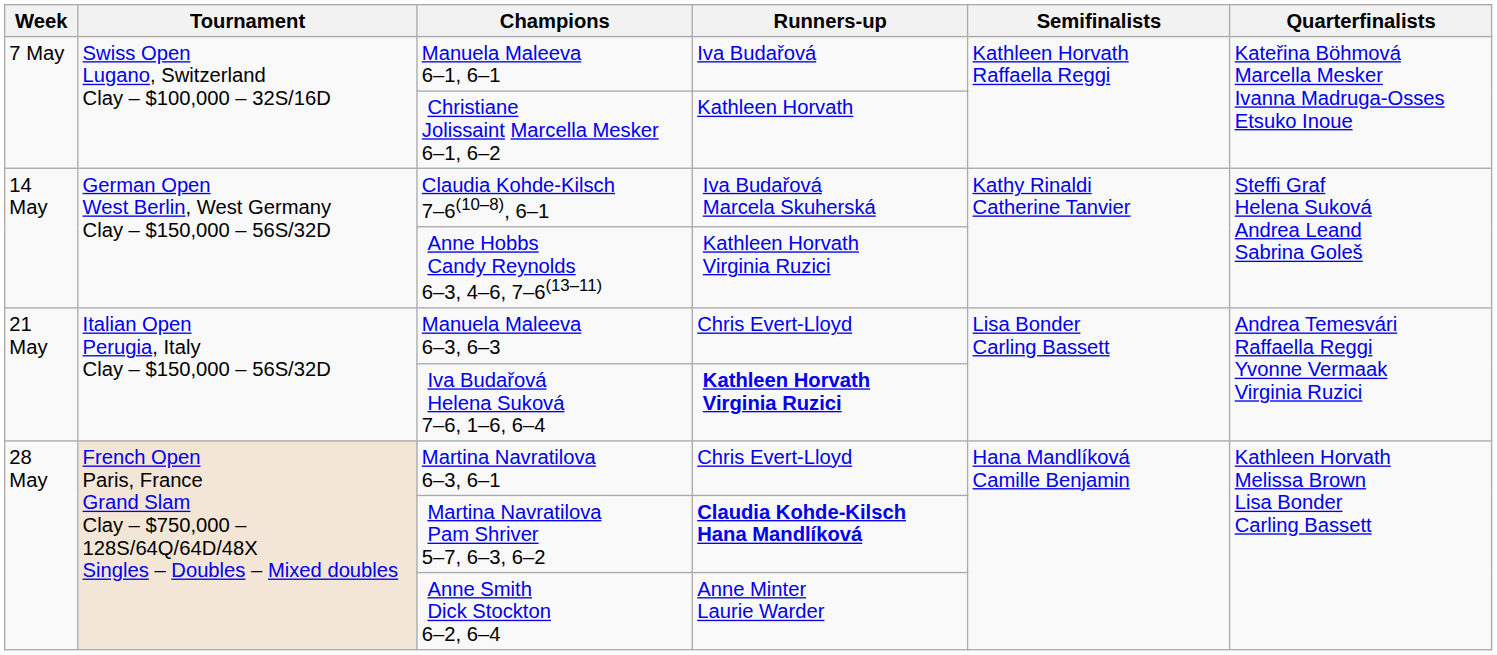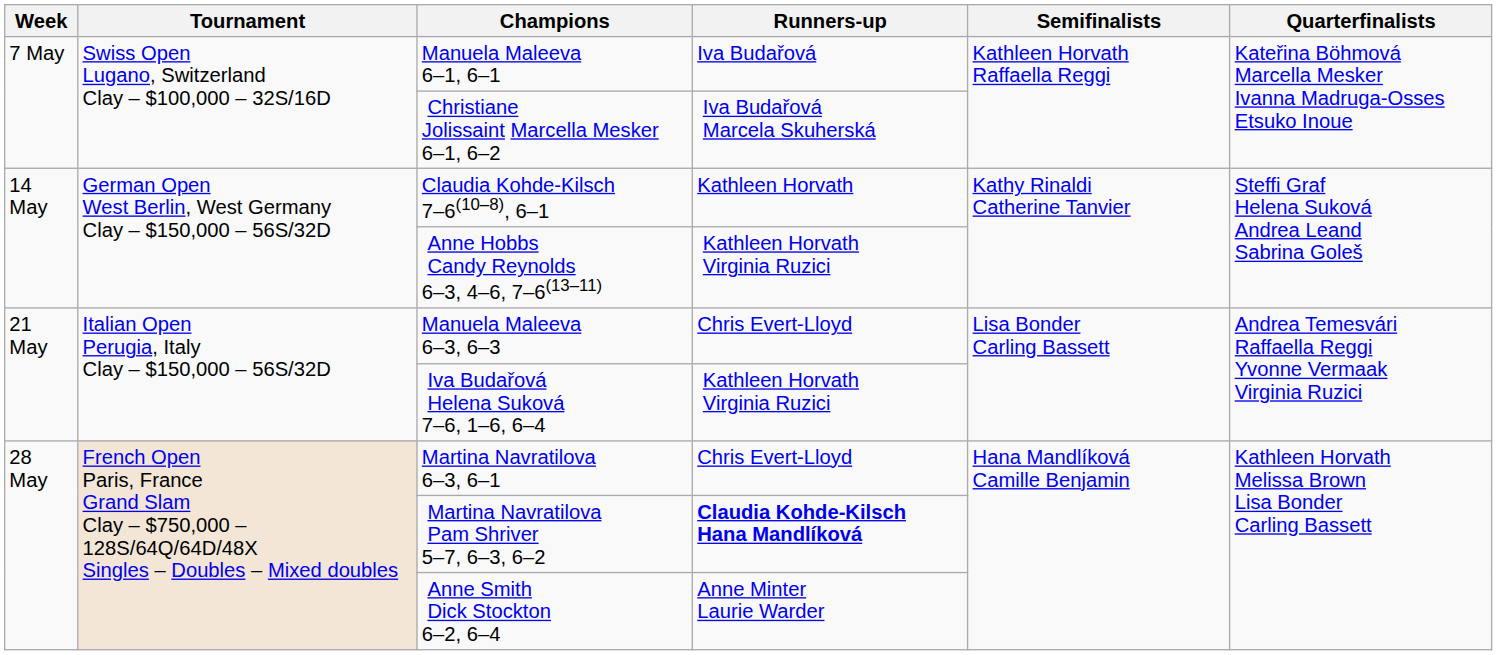(775, 107) Kathleen Horvath -> (786, 119) Iva Budařová Marcela Skuherská
(786, 196) Iva Budařová Marcela Skuherská -> (775, 185) Kathleen Horvath
(784, 391) bold -> (778, 391) normal
